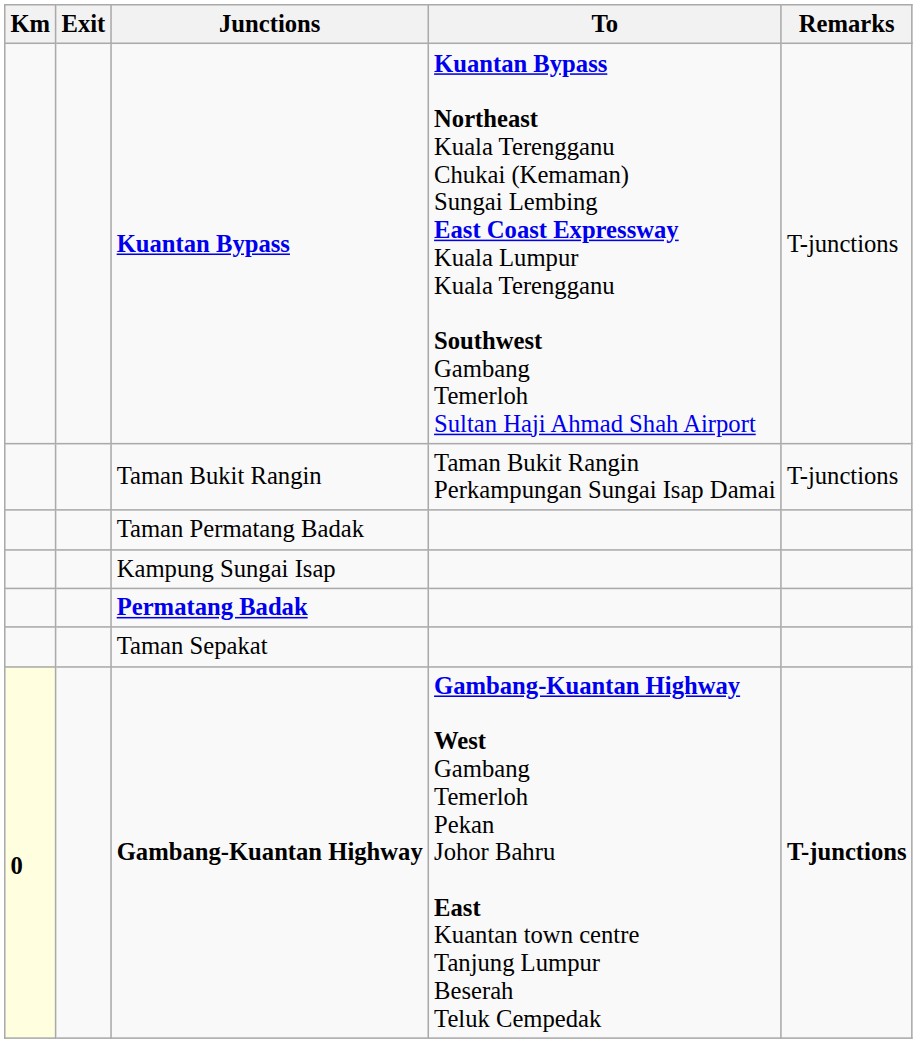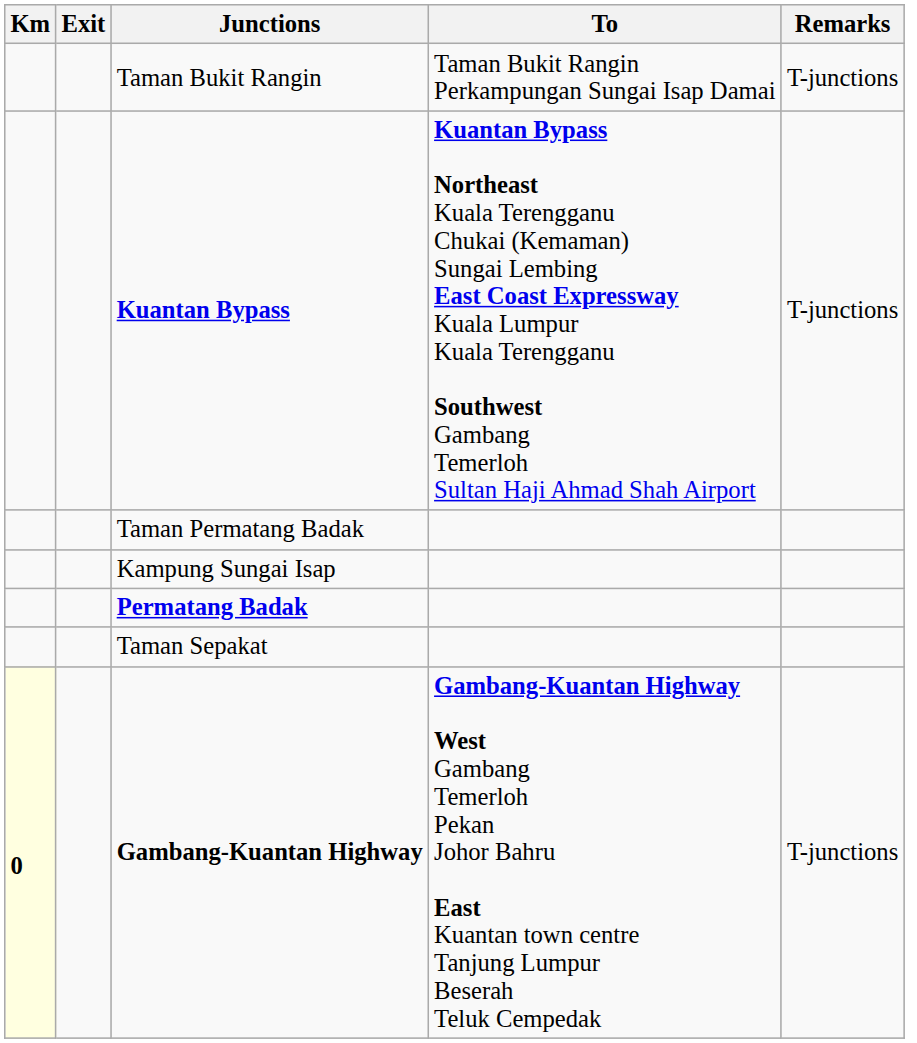rows swapped: (203, 243) <-> (219, 476)
(847, 851) bold -> (843, 851) normal
